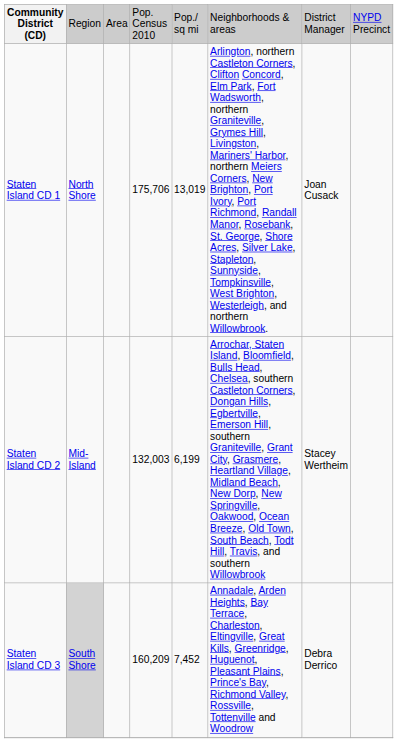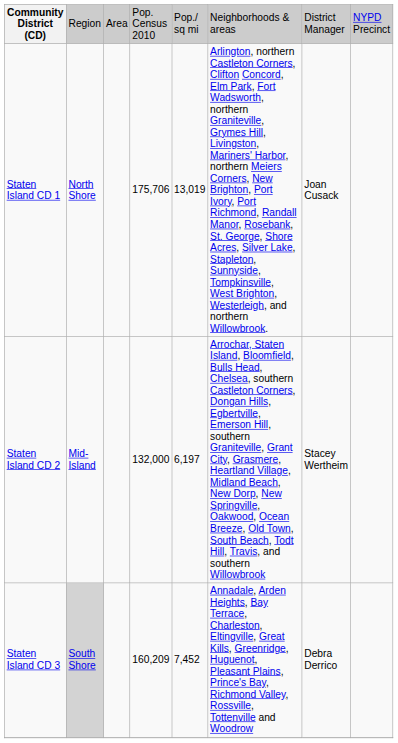(151, 459) 132,003 -> (151, 459) 132,000
(187, 459) 6,199 -> (187, 459) 6,197
